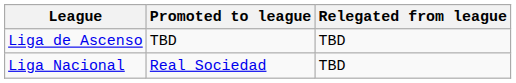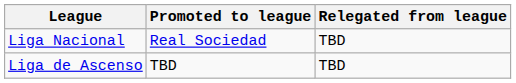rows swapped: (66, 65) <-> (75, 41)
